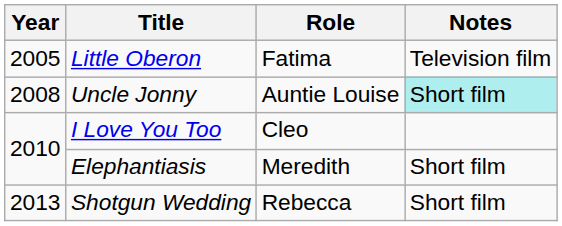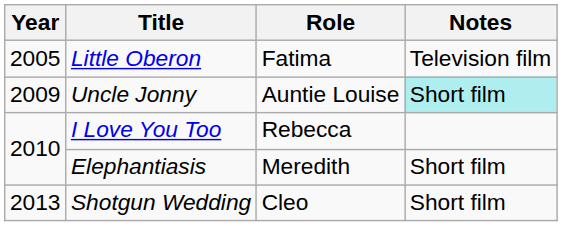(35, 94) 2008 -> (35, 94) 2009
(285, 130) Cleo -> (307, 130) Rebecca
(307, 202) Rebecca -> (285, 202) Cleo
